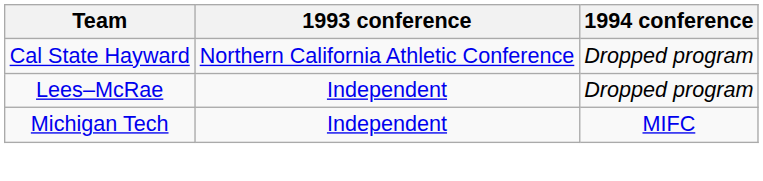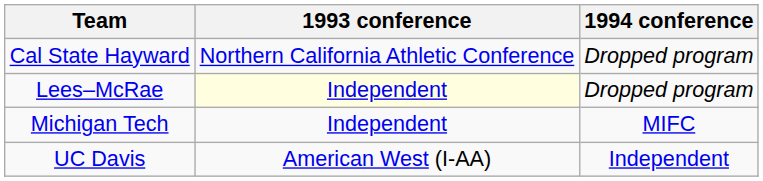(387, 90) no background -> (387, 90) lightyellow background
+ row: (100, 158)
